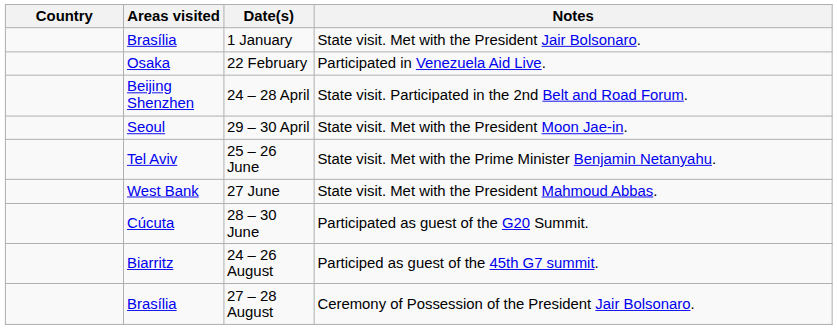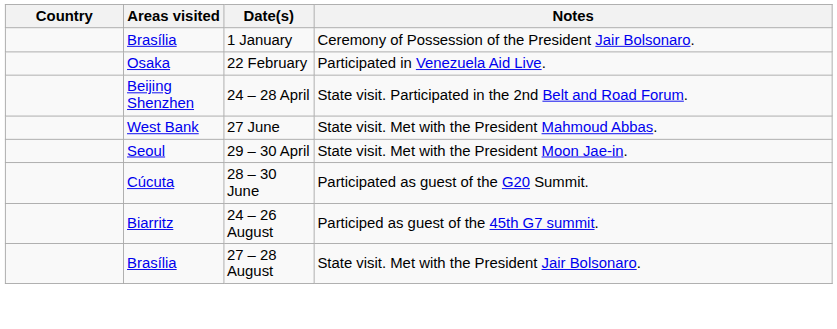(479, 39) State visit. Met with the President Jair Bolsonaro. -> (506, 39) Ceremony of Possession of the President Jair Bolsonaro.
rows swapped: (268, 127) <-> (253, 191)
- row: (252, 159)
(506, 304) Ceremony of Possession of the President Jair Bolsonaro. -> (479, 263) State visit. Met with the President Jair Bolsonaro.
